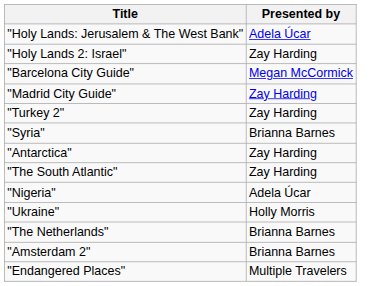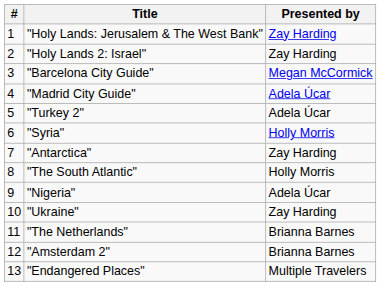+ column: (14, 14)
(280, 34) Adela Úcar -> (303, 34) Zay Harding
(283, 93) Zay Harding -> (299, 93) Adela Úcar
(283, 113) Zay Harding -> (299, 113) Adela Úcar
(292, 133) Brianna Barnes -> (302, 133) Holly Morris
(283, 172) Zay Harding -> (302, 172) Holly Morris
(282, 212) Holly Morris -> (303, 212) Zay Harding
